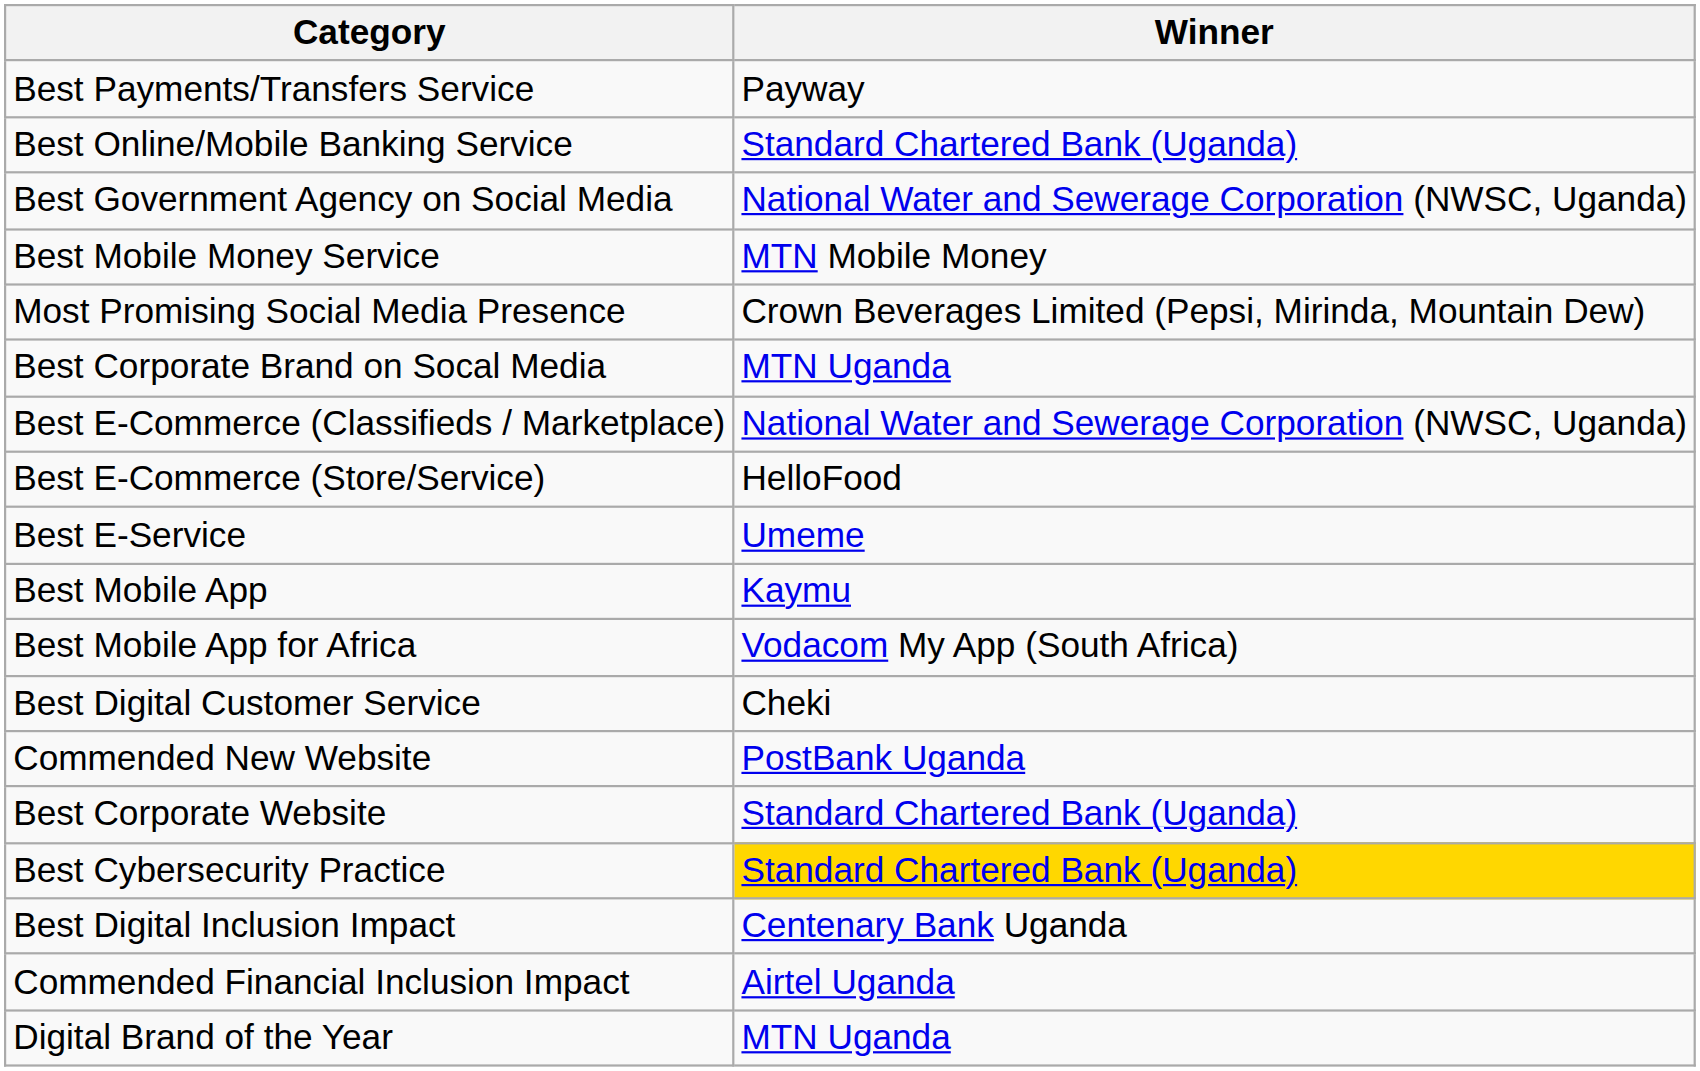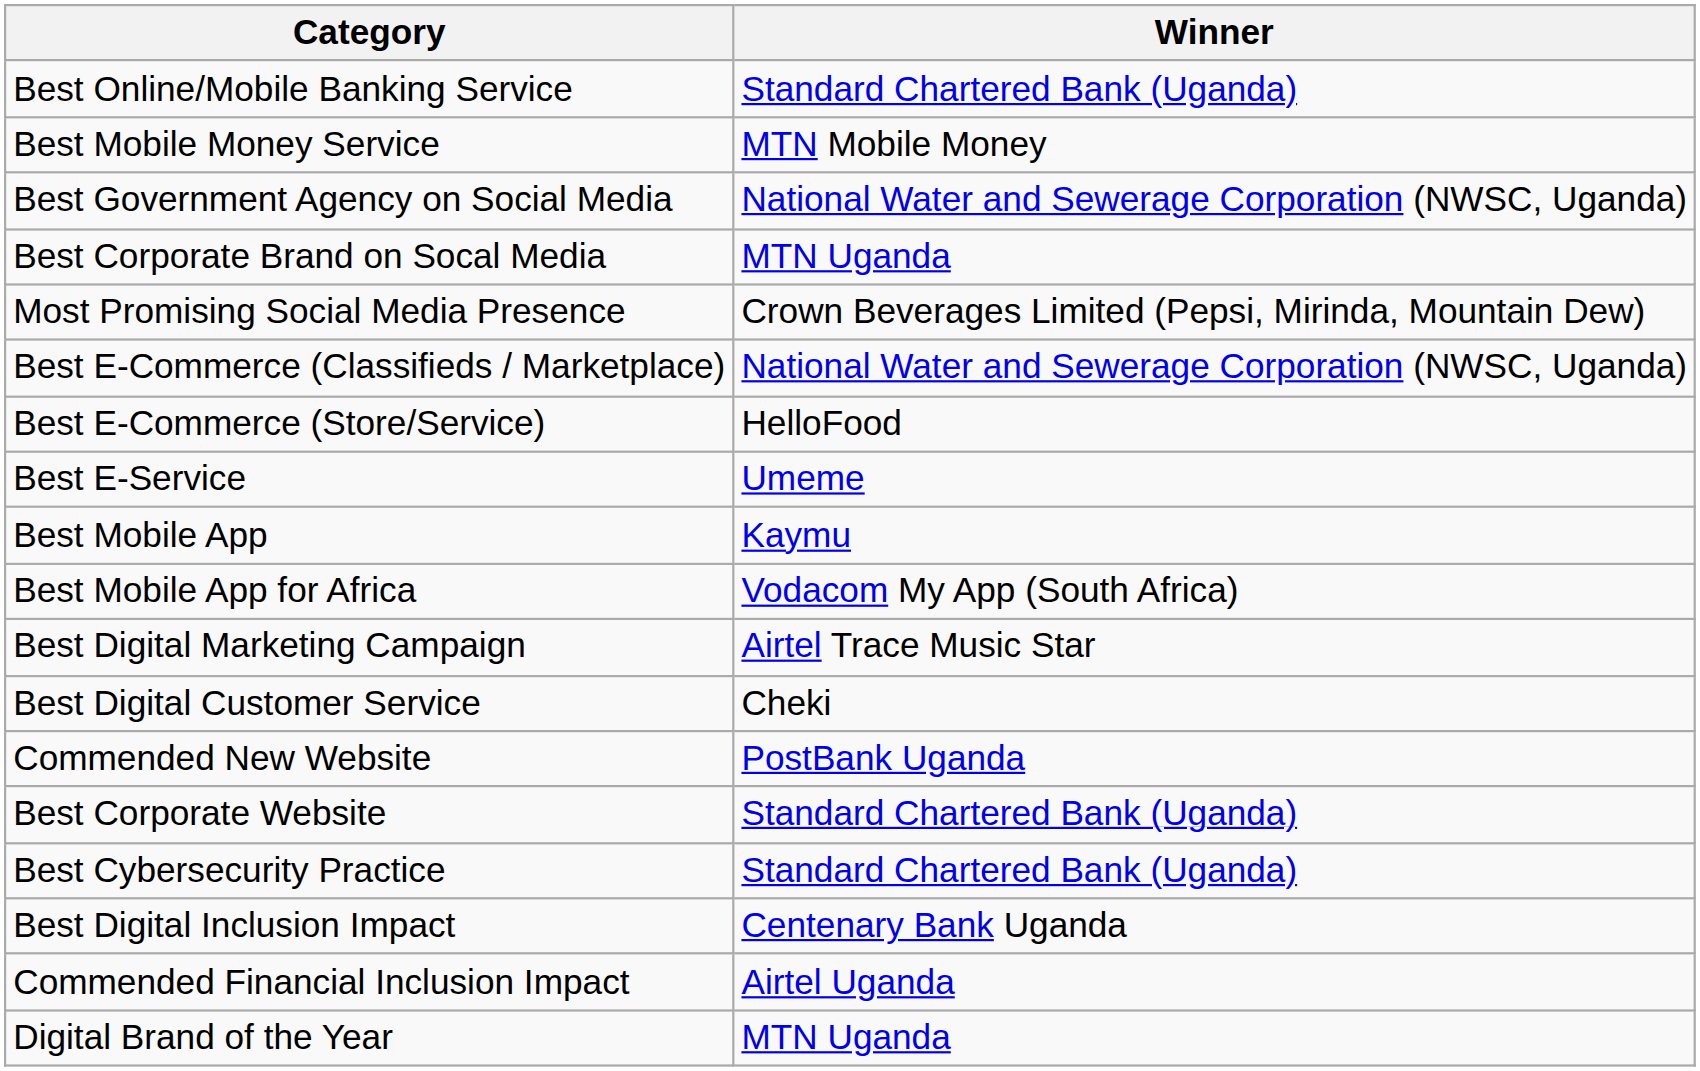- row: (274, 88)
rows swapped: (226, 255) <-> (343, 199)
rows swapped: (310, 367) <-> (319, 311)
+ row: (270, 646)
(1019, 869) gold background -> (1019, 869) no background
